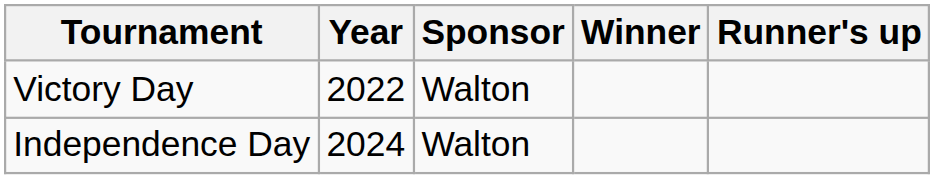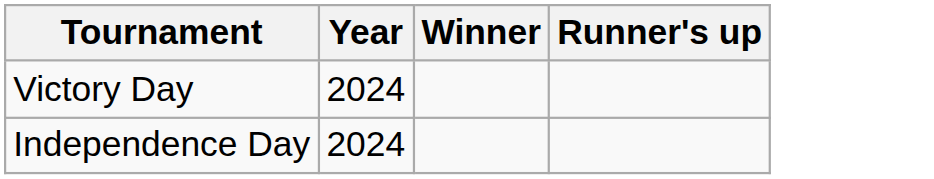- column: (493, 32)
(366, 88) 2022 -> (366, 88) 2024
